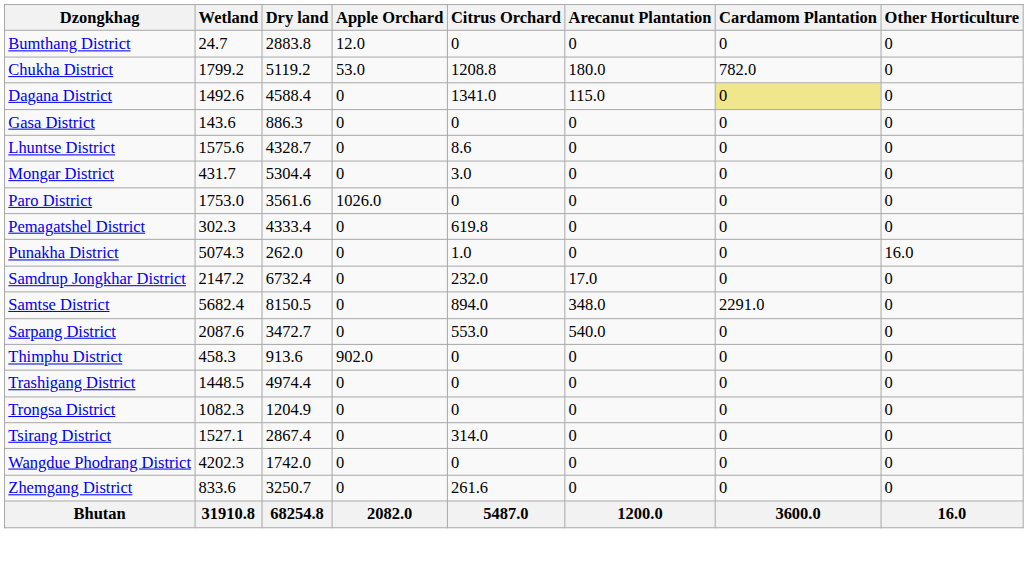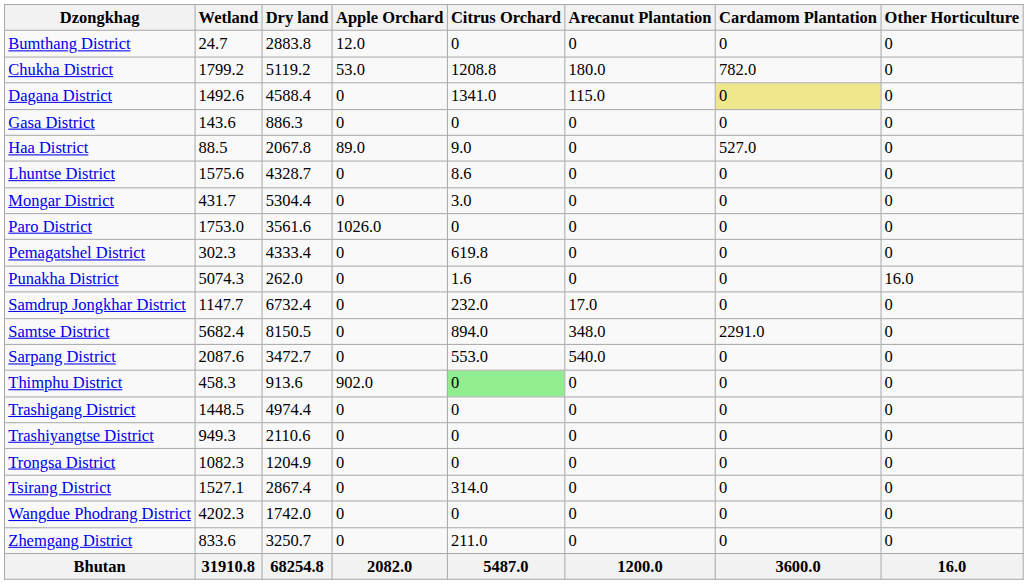+ row: (48, 148)
(461, 252) 1.0 -> (461, 278) 1.6
(221, 278) 2147.2 -> (221, 305) 1147.7
(455, 357) no background -> (455, 383) lightgreen background
+ row: (81, 435)
(469, 488) 261.6 -> (469, 540) 211.0
